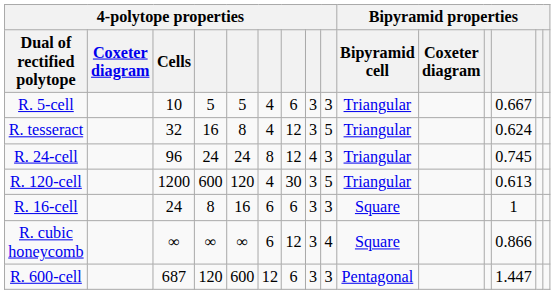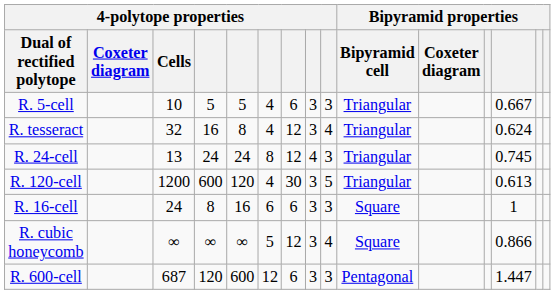(329, 130) 5 -> (329, 130) 4
(174, 156) 96 -> (174, 156) 13
(270, 242) 6 -> (270, 242) 5
